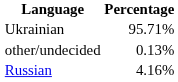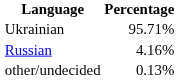rows swapped: (28, 70) <-> (53, 50)
